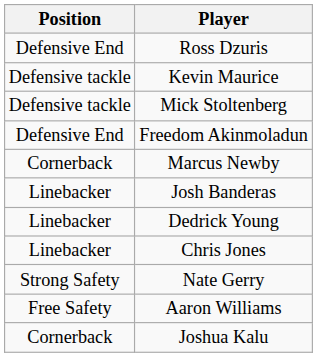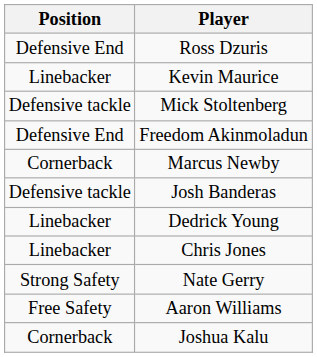(70, 76) Defensive tackle -> (70, 76) Linebacker
(70, 192) Linebacker -> (70, 192) Defensive tackle
